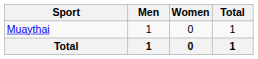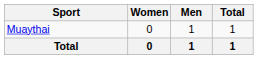columns swapped: (149, 12) <-> (191, 12)
